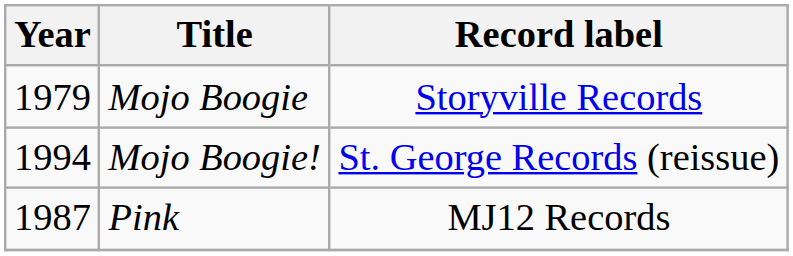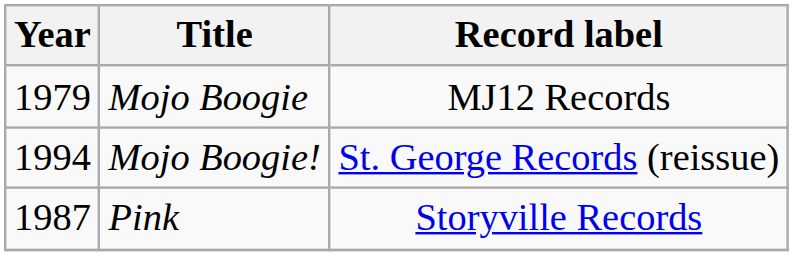(559, 95) Storyville Records -> (559, 95) MJ12 Records
(559, 217) MJ12 Records -> (559, 217) Storyville Records
